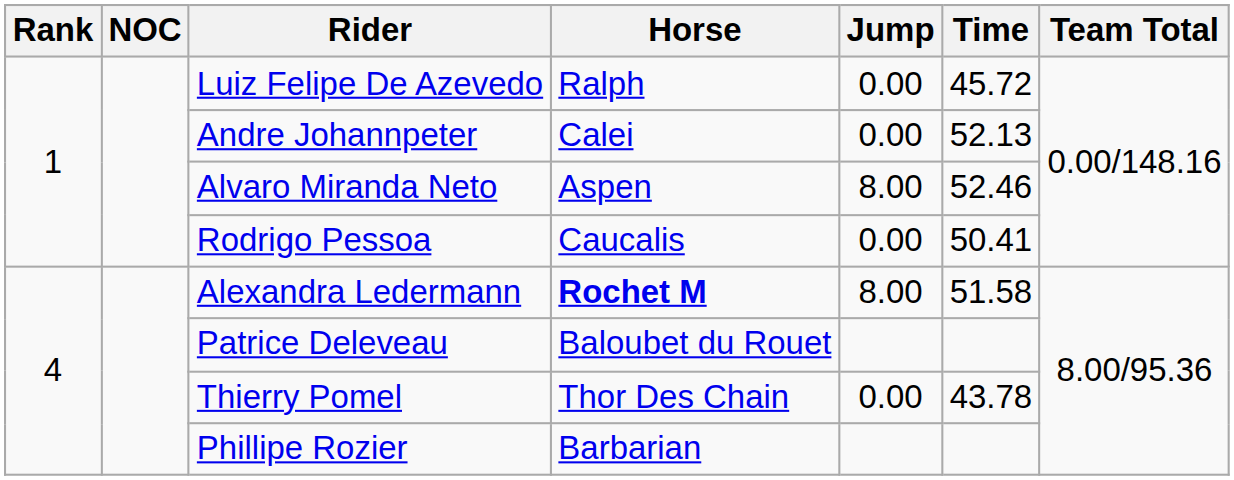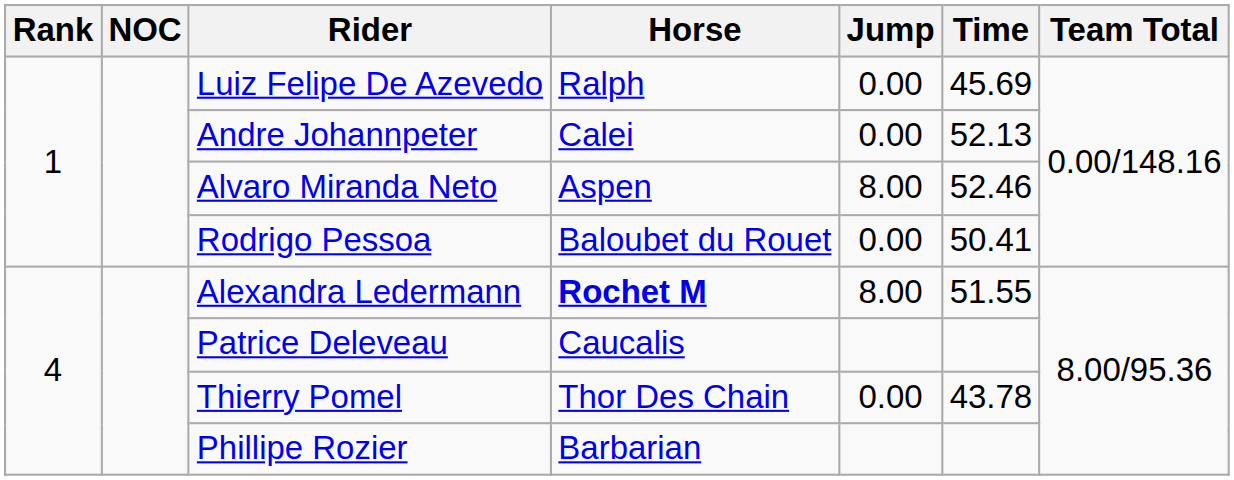(991, 82) 45.72 -> (991, 82) 45.69
(622, 239) Caucalis -> (695, 239) Baloubet du Rouet
(991, 291) 51.58 -> (991, 291) 51.55
(695, 344) Baloubet du Rouet -> (622, 344) Caucalis
